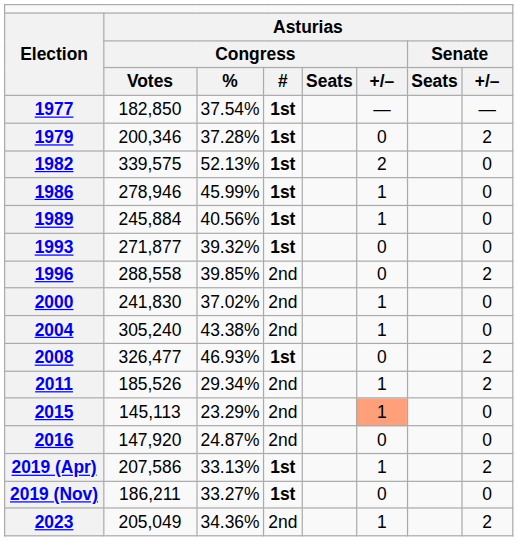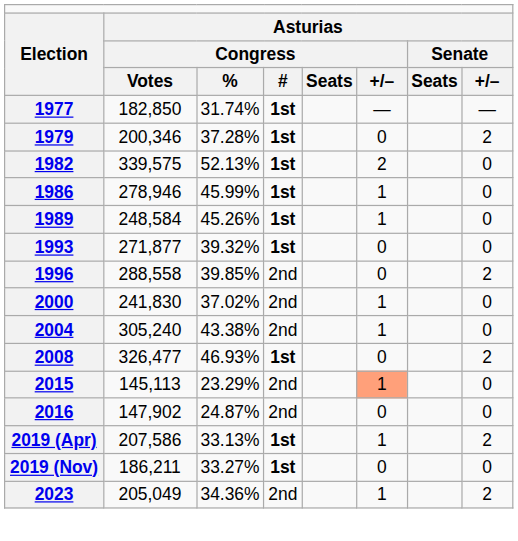(230, 110) 37.54% -> (230, 110) 31.74%
(150, 220) 245,884 -> (150, 220) 248,584
(230, 220) 40.56% -> (230, 220) 45.26%
- row: (54, 385)
(150, 440) 147,920 -> (150, 412) 147,902
